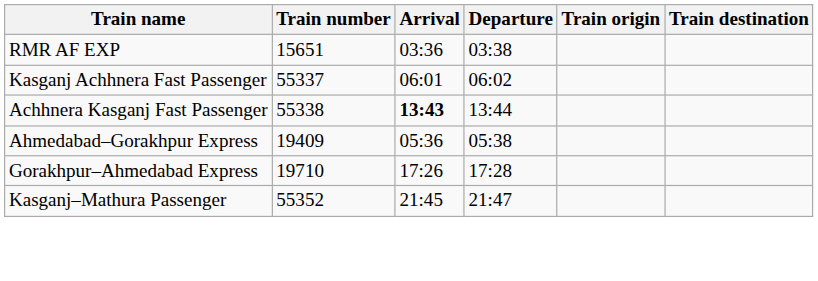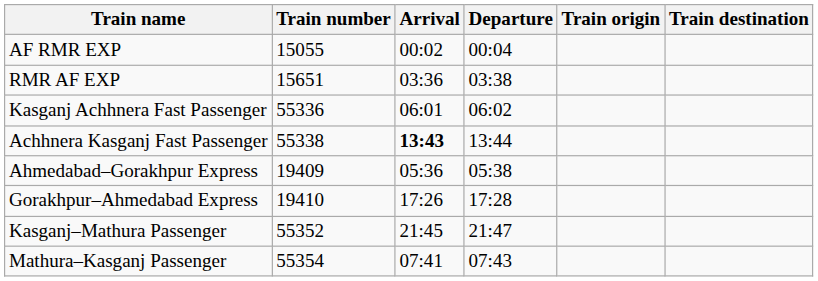+ row: (65, 49)
(300, 79) 55337 -> (300, 110) 55336
(300, 170) 19710 -> (300, 200) 19410
+ row: (118, 261)
